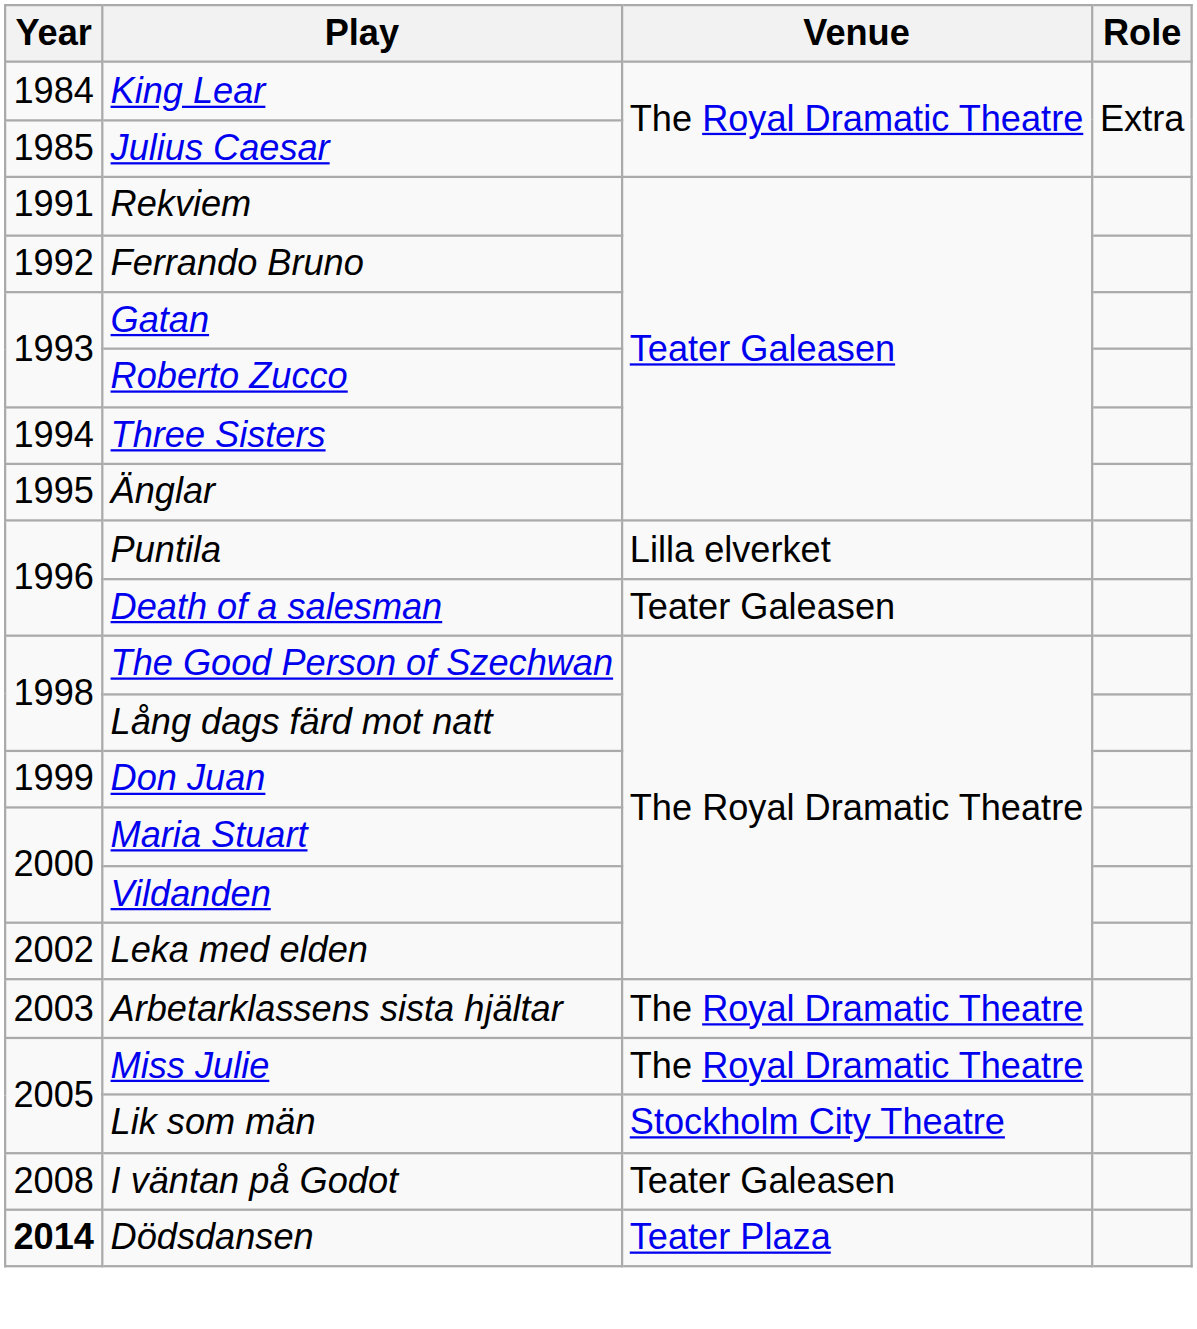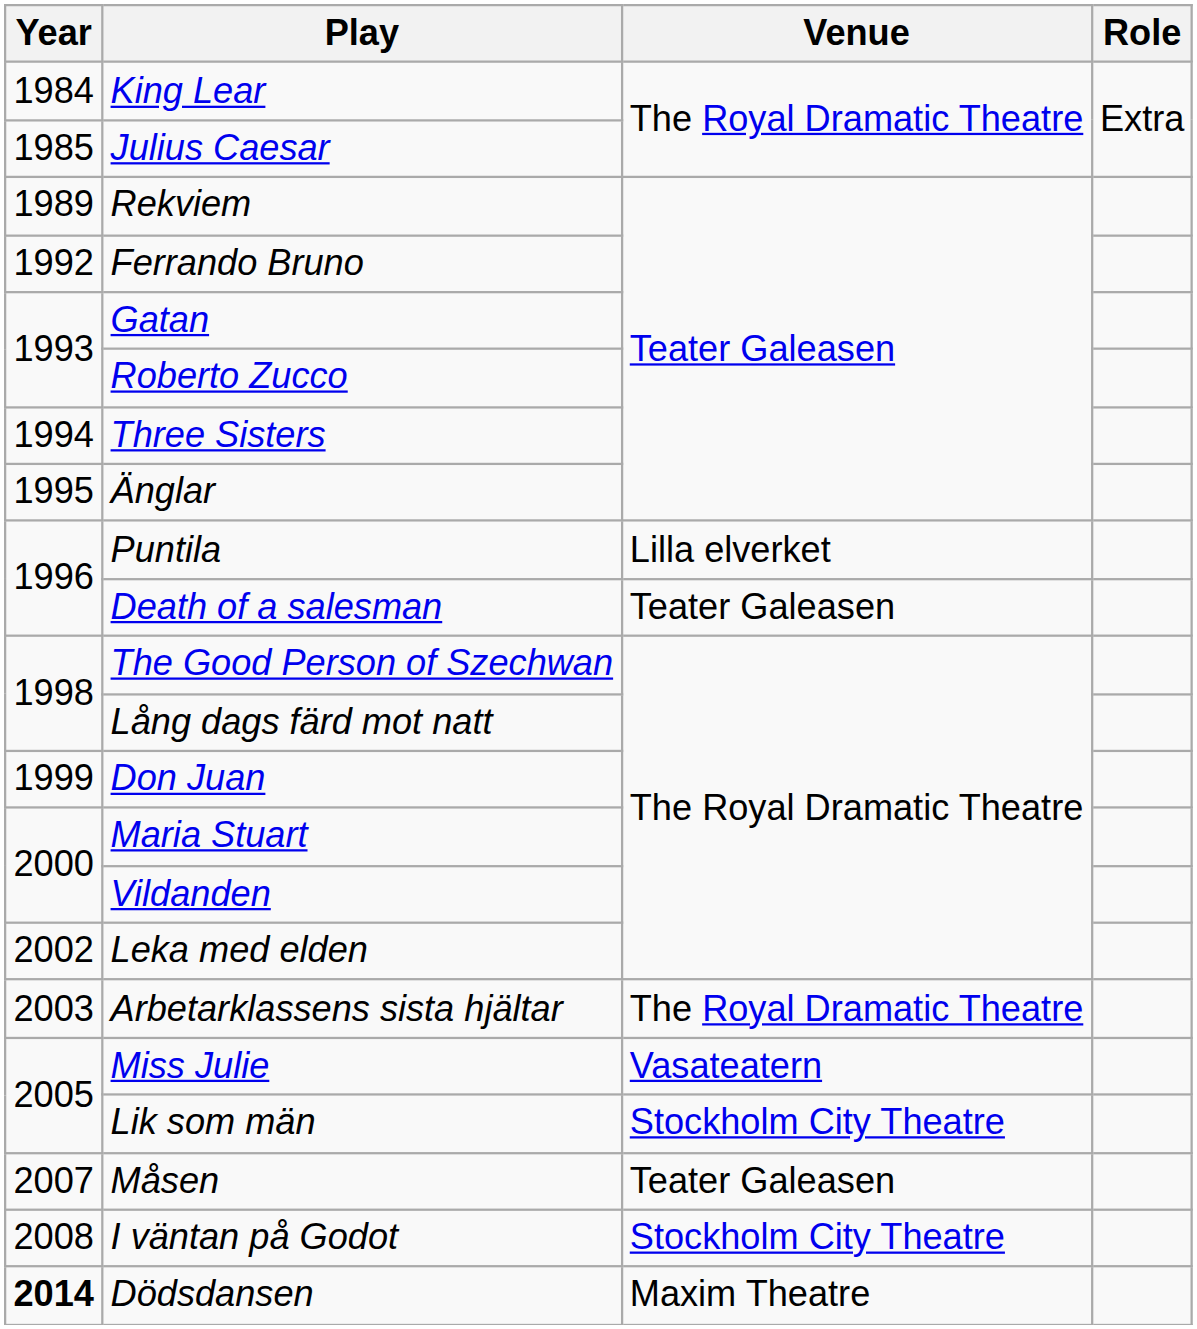(54, 205) 1991 -> (54, 205) 1989
(857, 1065) The Royal Dramatic Theatre -> (726, 1065) Vasateatern
+ row: (165, 1180)
(762, 1180) Teater Galeasen -> (817, 1237) Stockholm City Theatre
(730, 1237) Teater Plaza -> (750, 1294) Maxim Theatre
